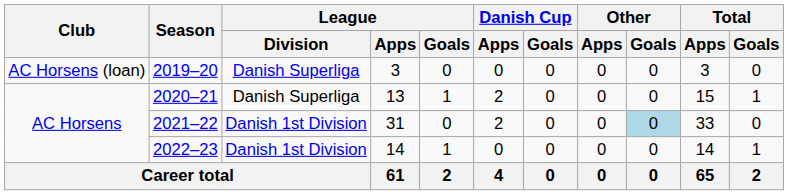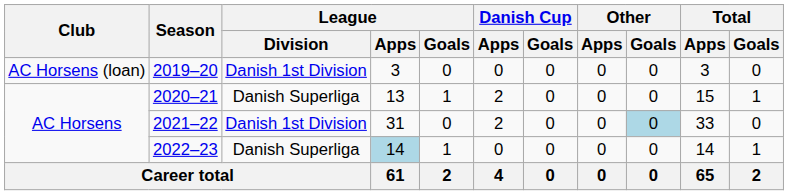(296, 70) Danish Superliga -> (296, 70) Danish 1st Division
(296, 149) Danish 1st Division -> (296, 149) Danish Superliga
(395, 149) no background -> (395, 149) lightblue background
